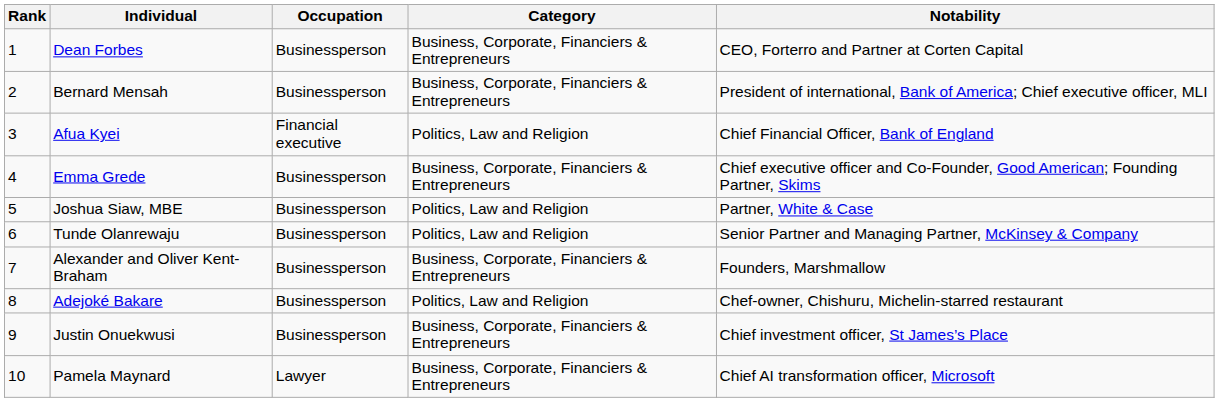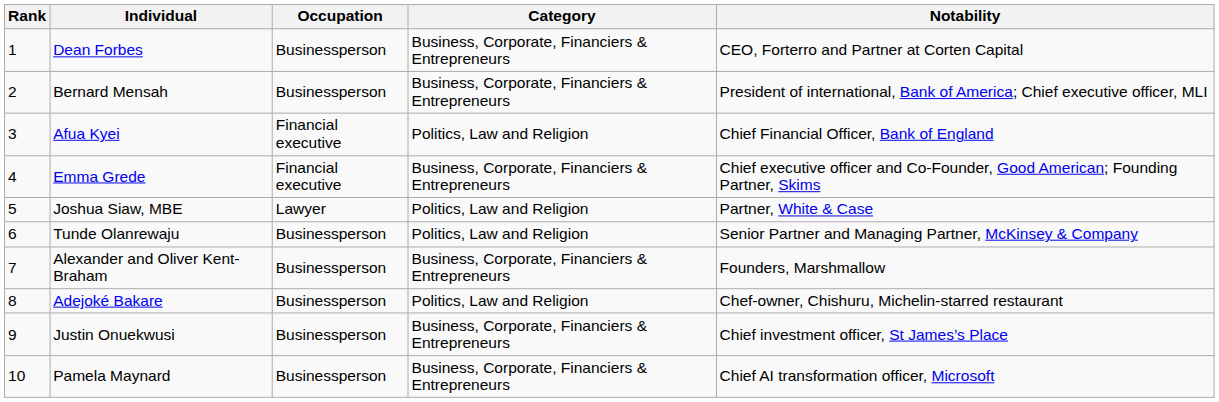(331, 176) Businessperson -> (309, 176) Financial executive
(331, 209) Businessperson -> (301, 209) Lawyer
(301, 376) Lawyer -> (331, 376) Businessperson
